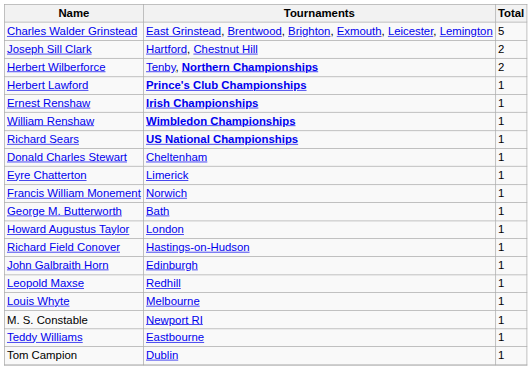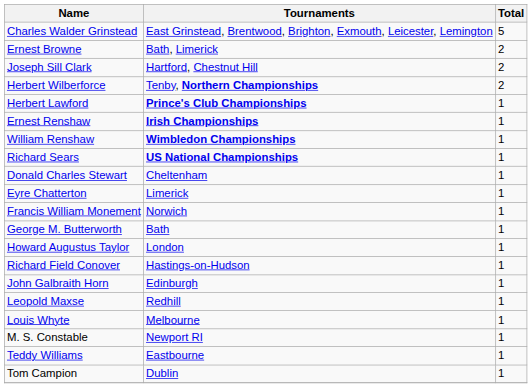+ row: (44, 49)
